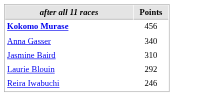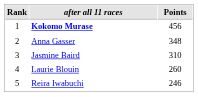+ column: (17, 12)
(151, 41) 340 -> (175, 41) 348
(151, 69) 292 -> (175, 69) 260
